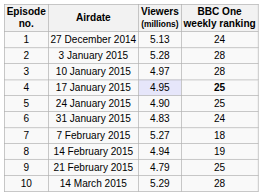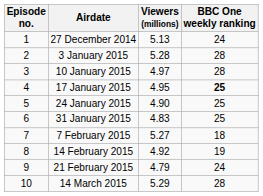(160, 87) lavender background -> (160, 87) no background
(220, 119) 24 -> (220, 119) 25
(160, 151) 4.94 -> (160, 151) 4.92
(220, 167) 25 -> (220, 167) 24
